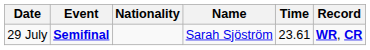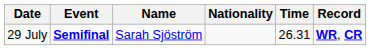columns swapped: (229, 14) <-> (148, 14)
(294, 34) 23.61 -> (294, 34) 26.31
